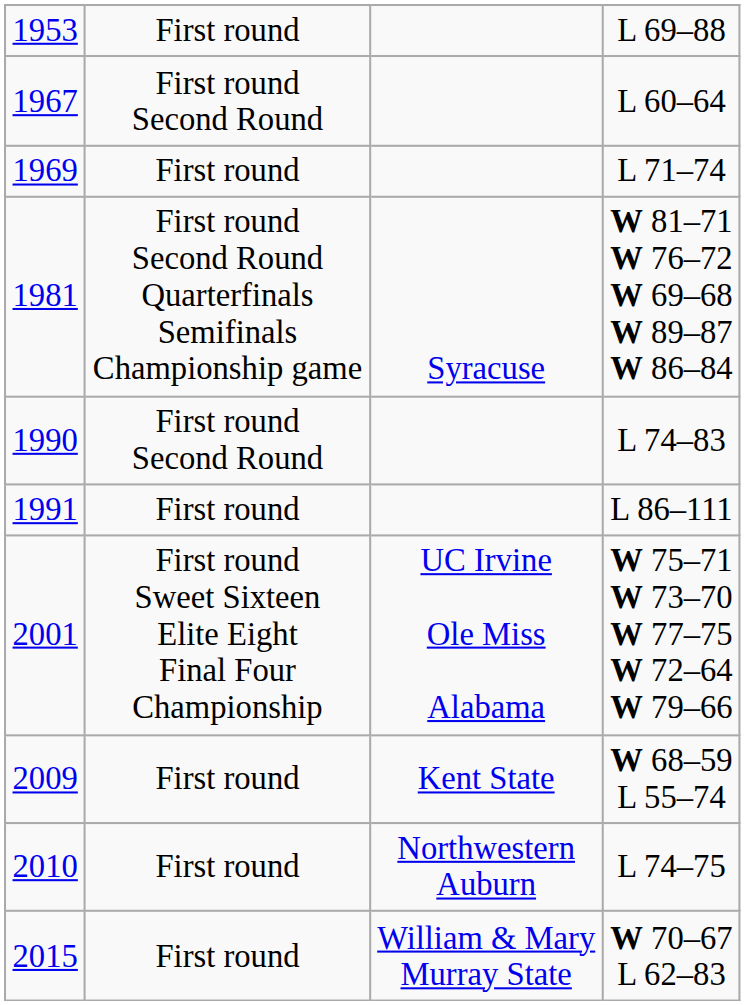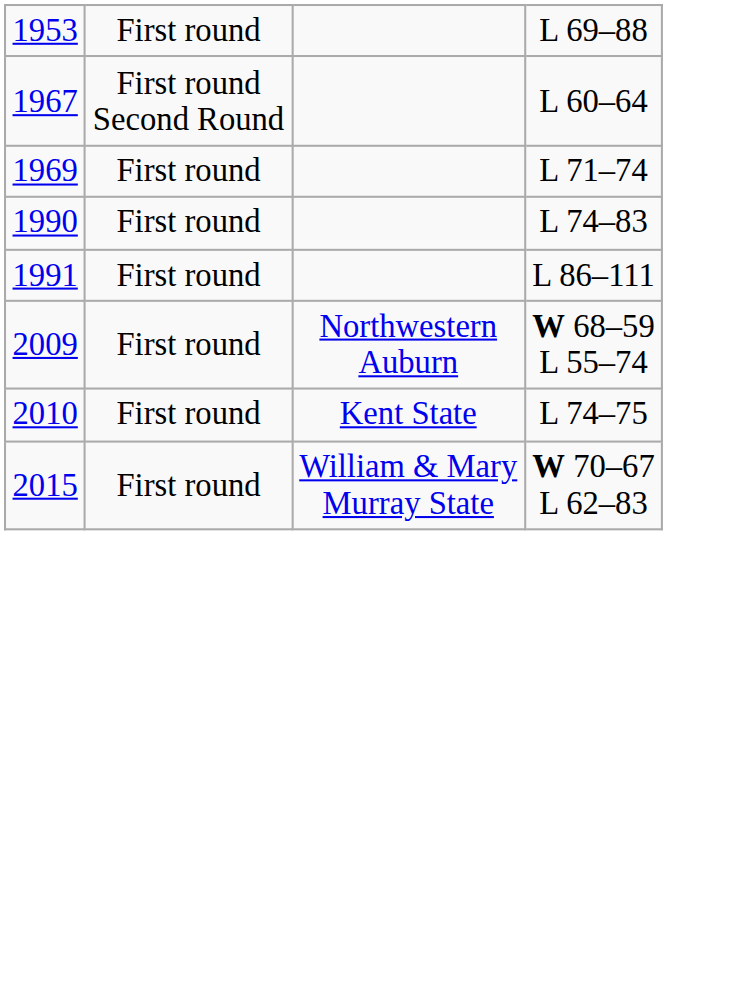- row: (45, 295)
(227, 439) First round Second Round -> (189, 222) First round
- row: (45, 634)
(486, 778) Kent State -> (408, 344) Northwestern Auburn
(486, 866) Northwestern Auburn -> (408, 414) Kent State
